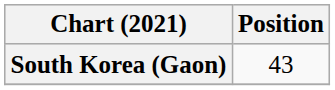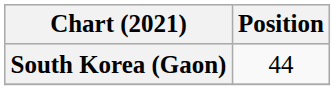(281, 63) 43 -> (281, 63) 44
